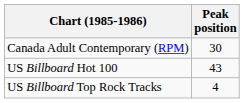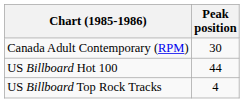(215, 68) 43 -> (215, 68) 44
